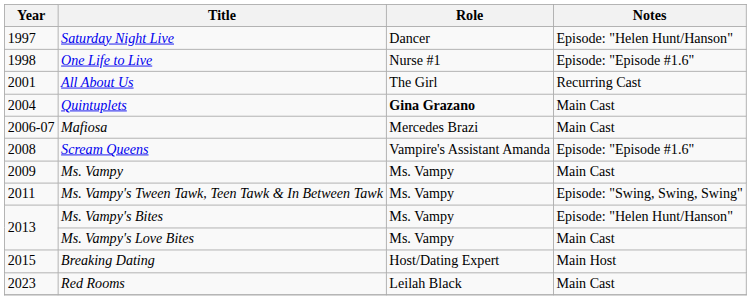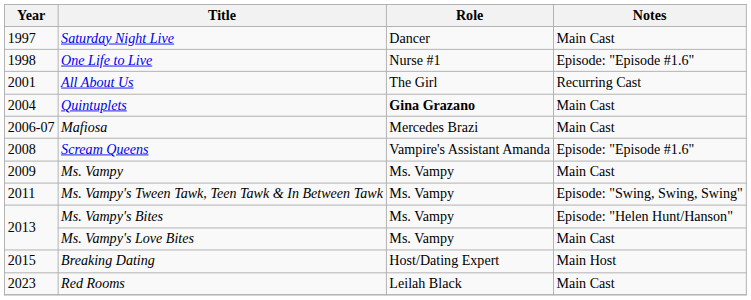(645, 37) Episode: "Helen Hunt/Hanson" -> (586, 37) Main Cast
